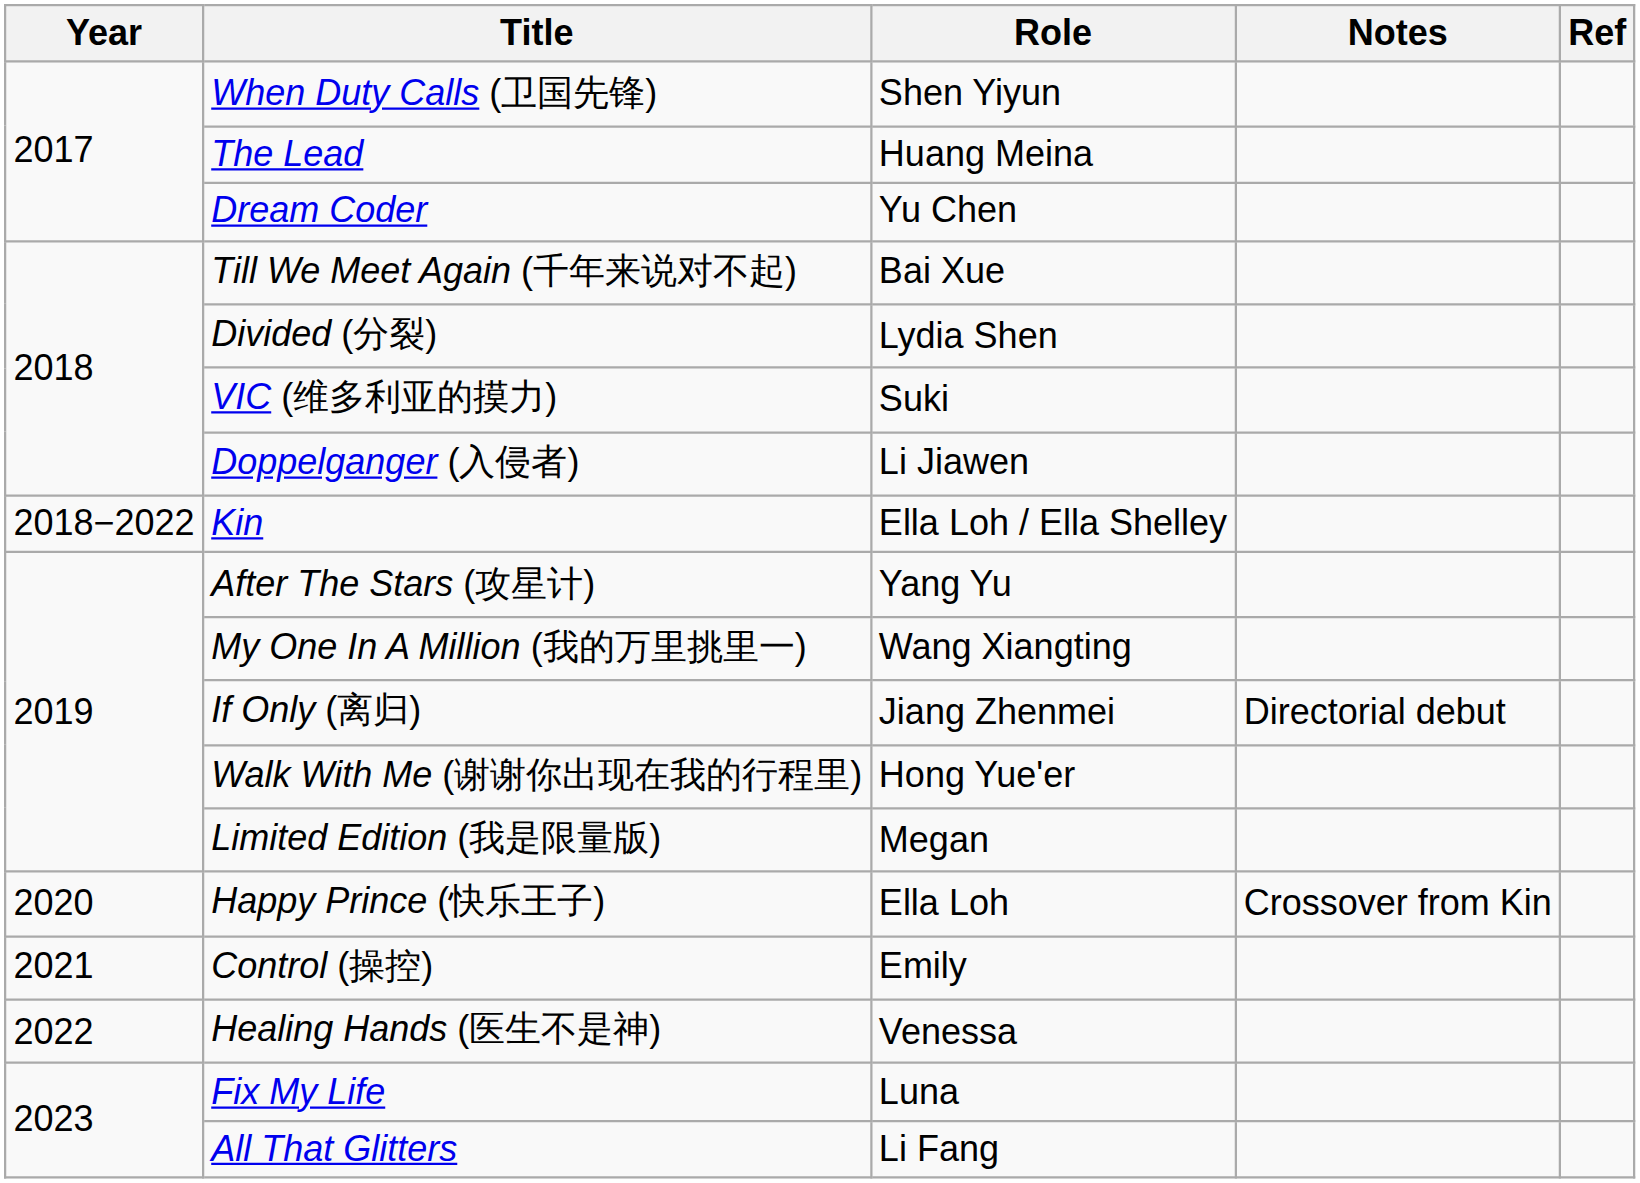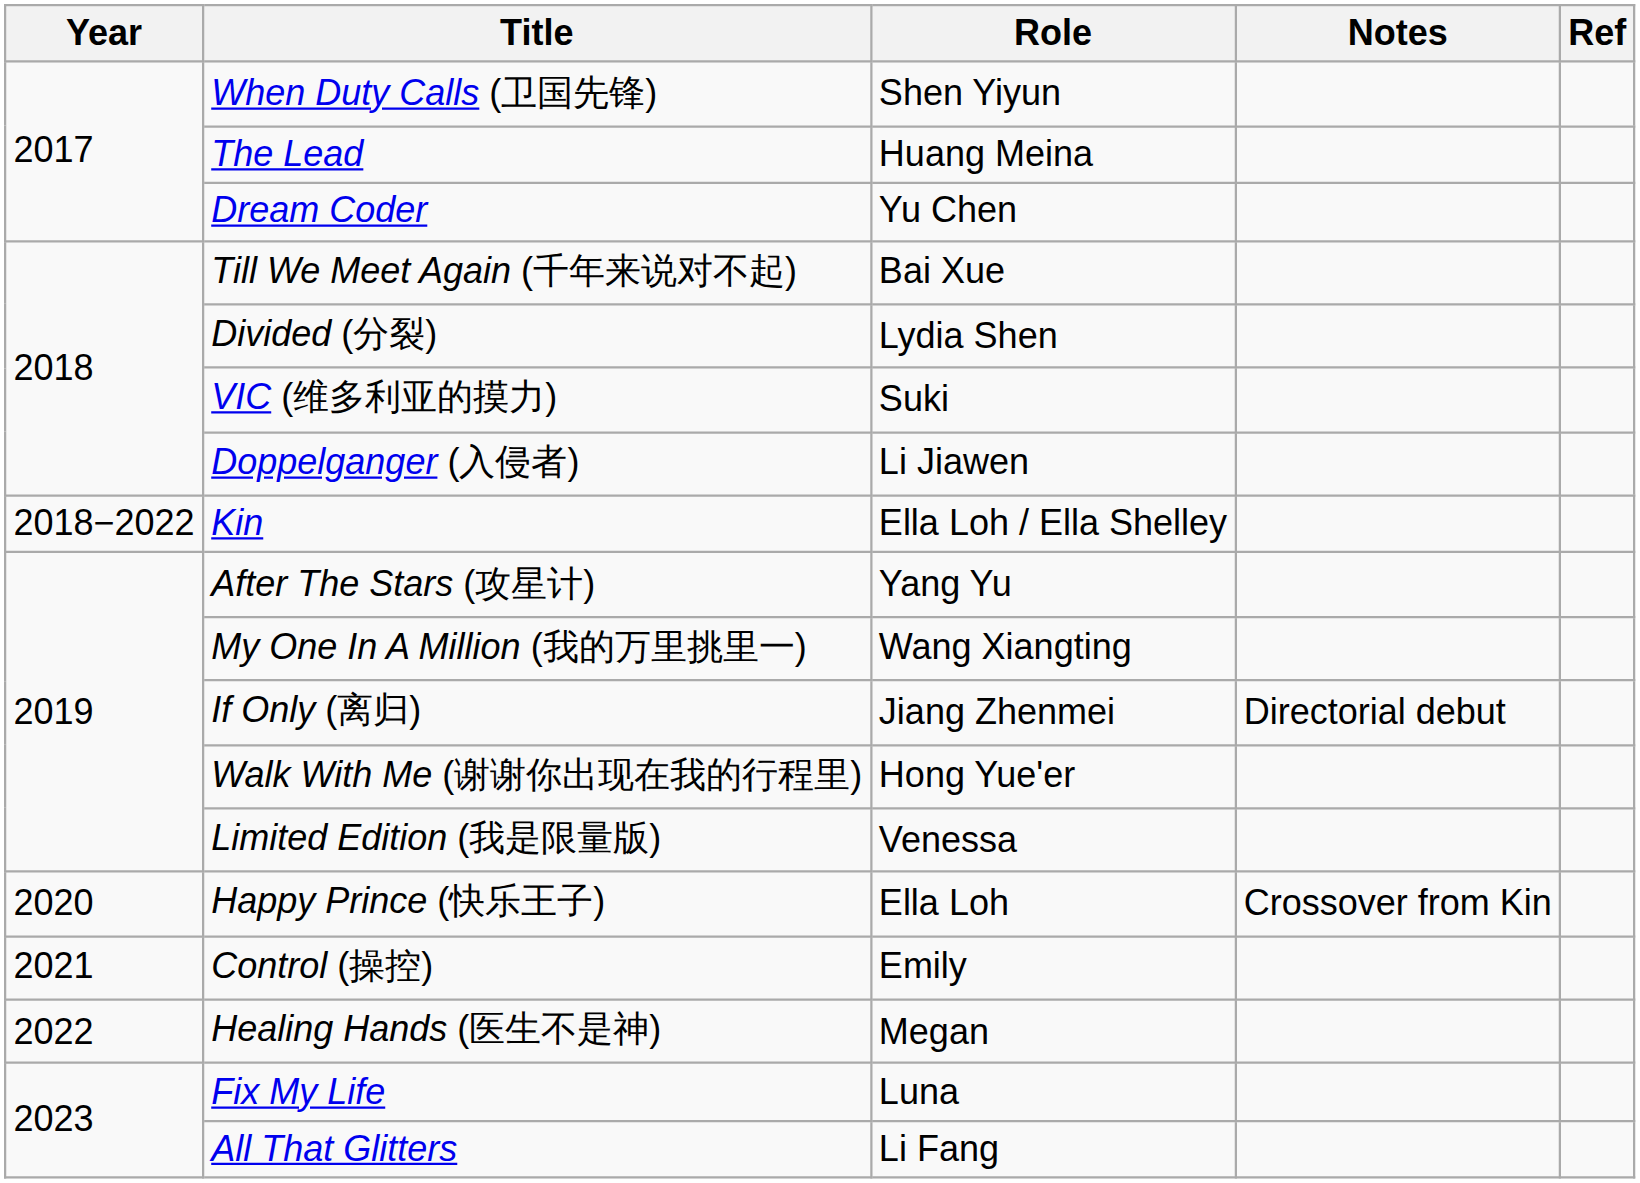(934, 839) Megan -> (948, 839) Venessa
(948, 1030) Venessa -> (934, 1030) Megan
